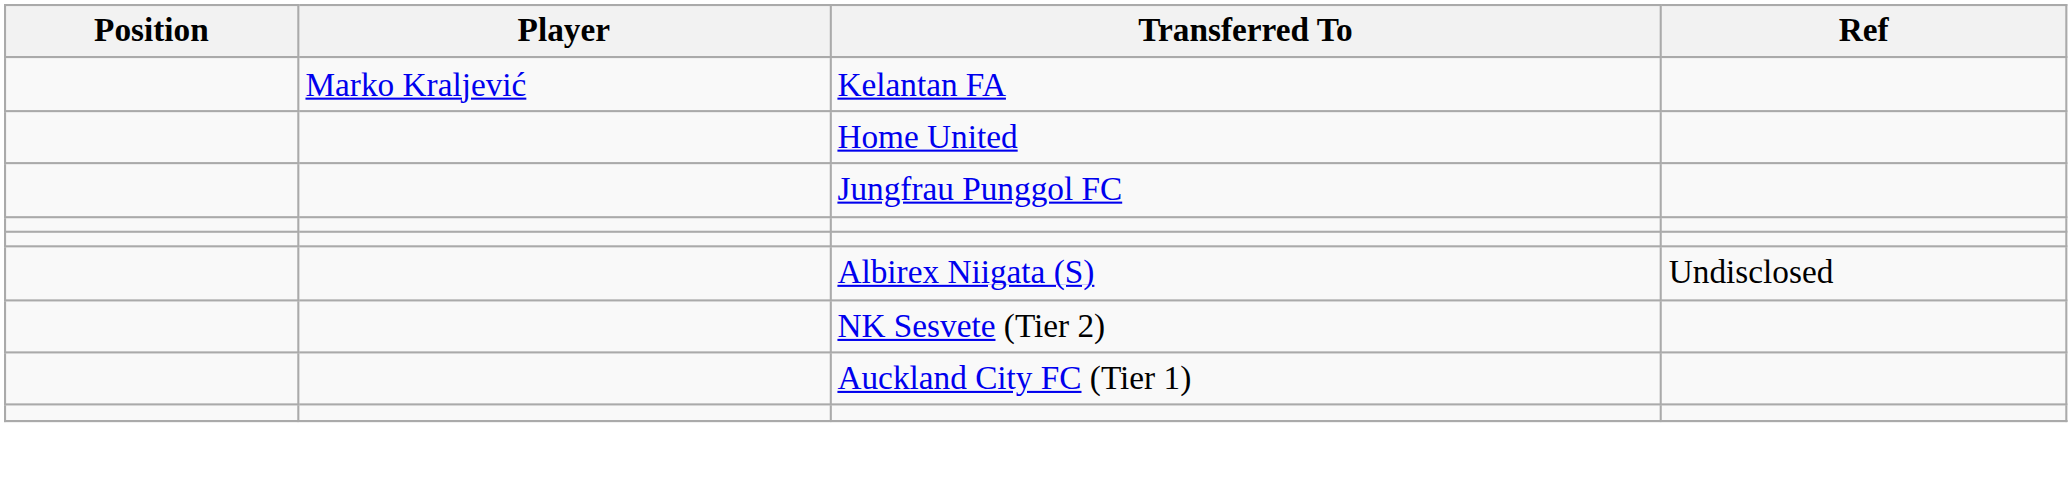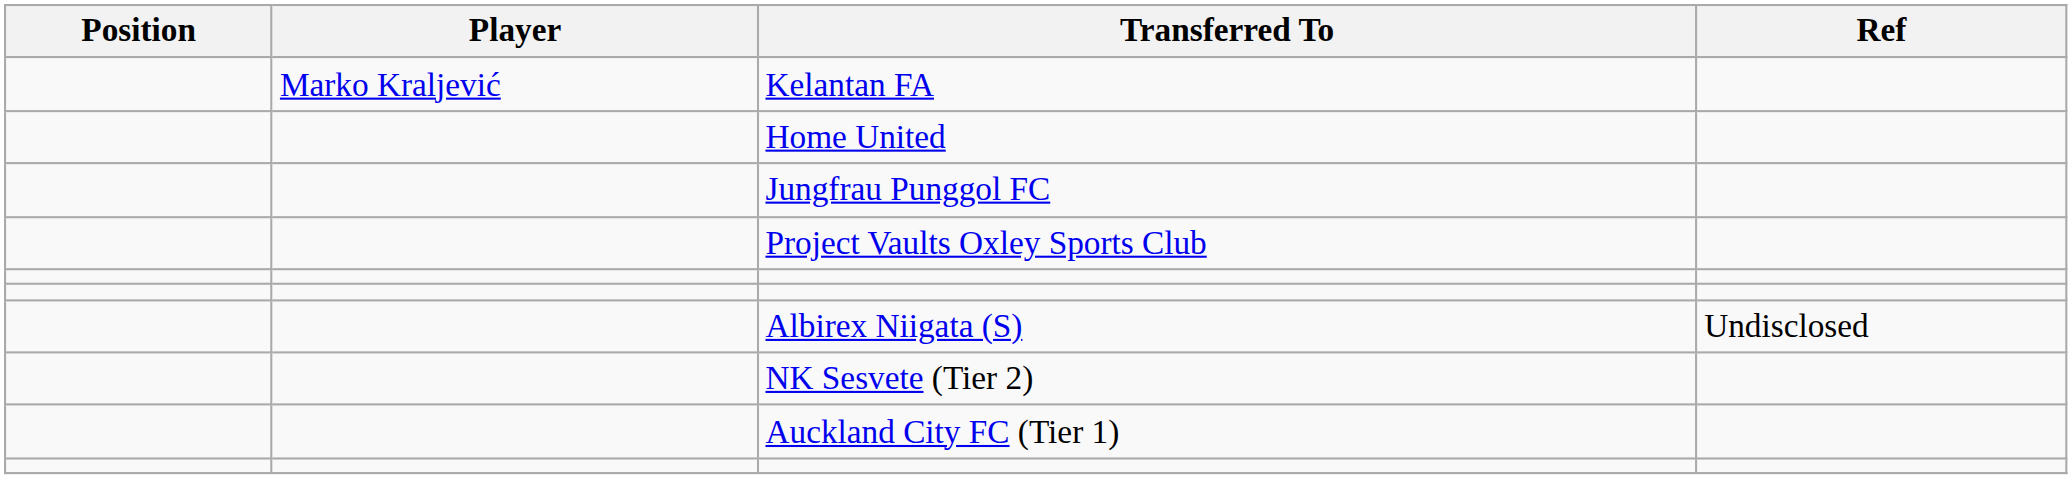+ row: (515, 243)
